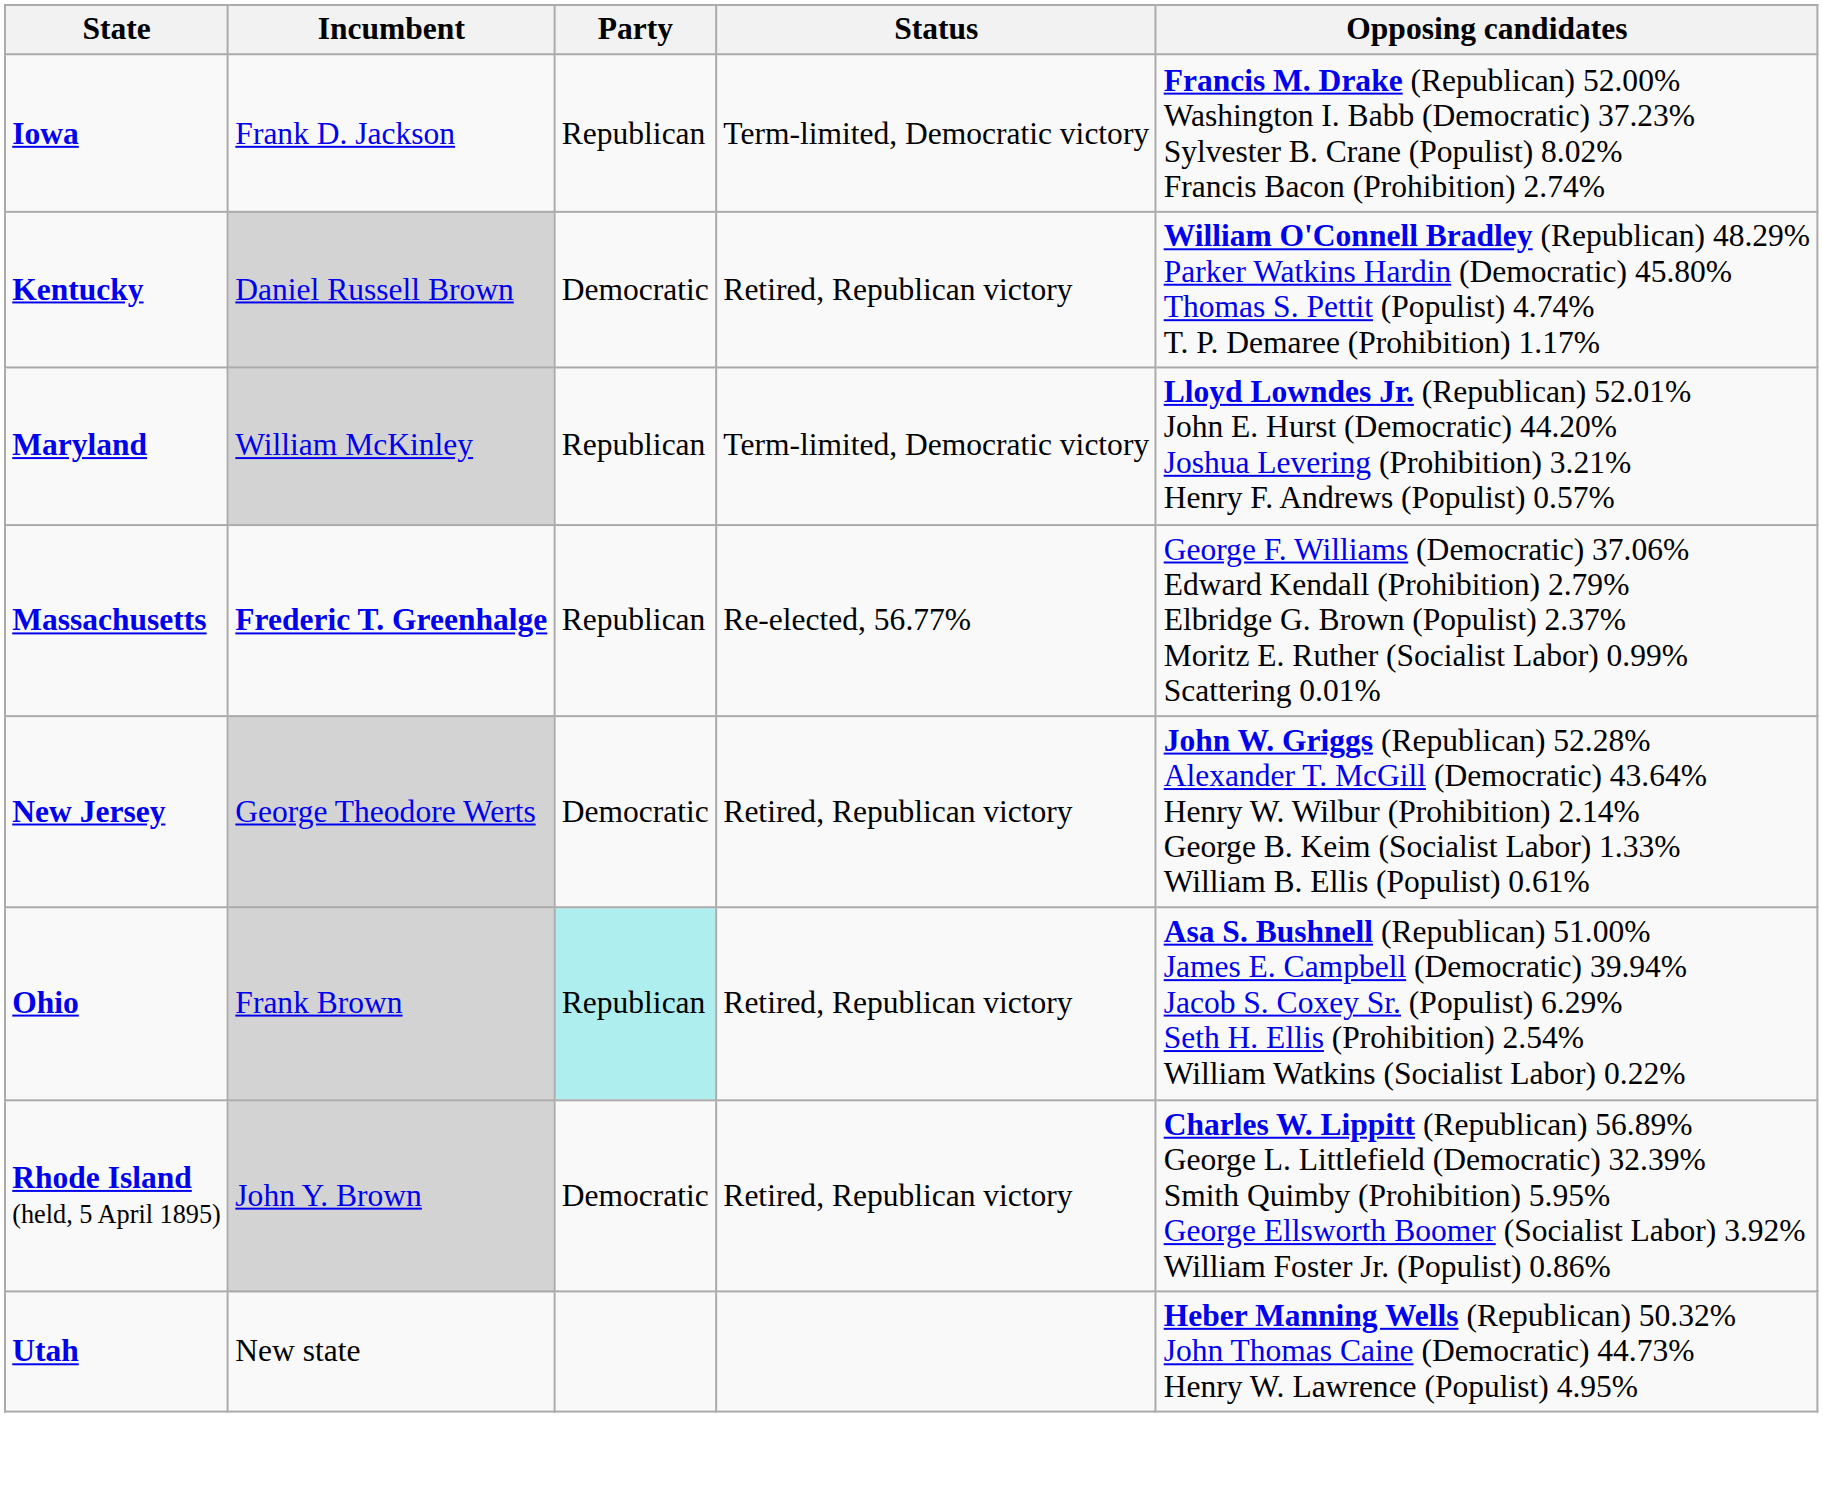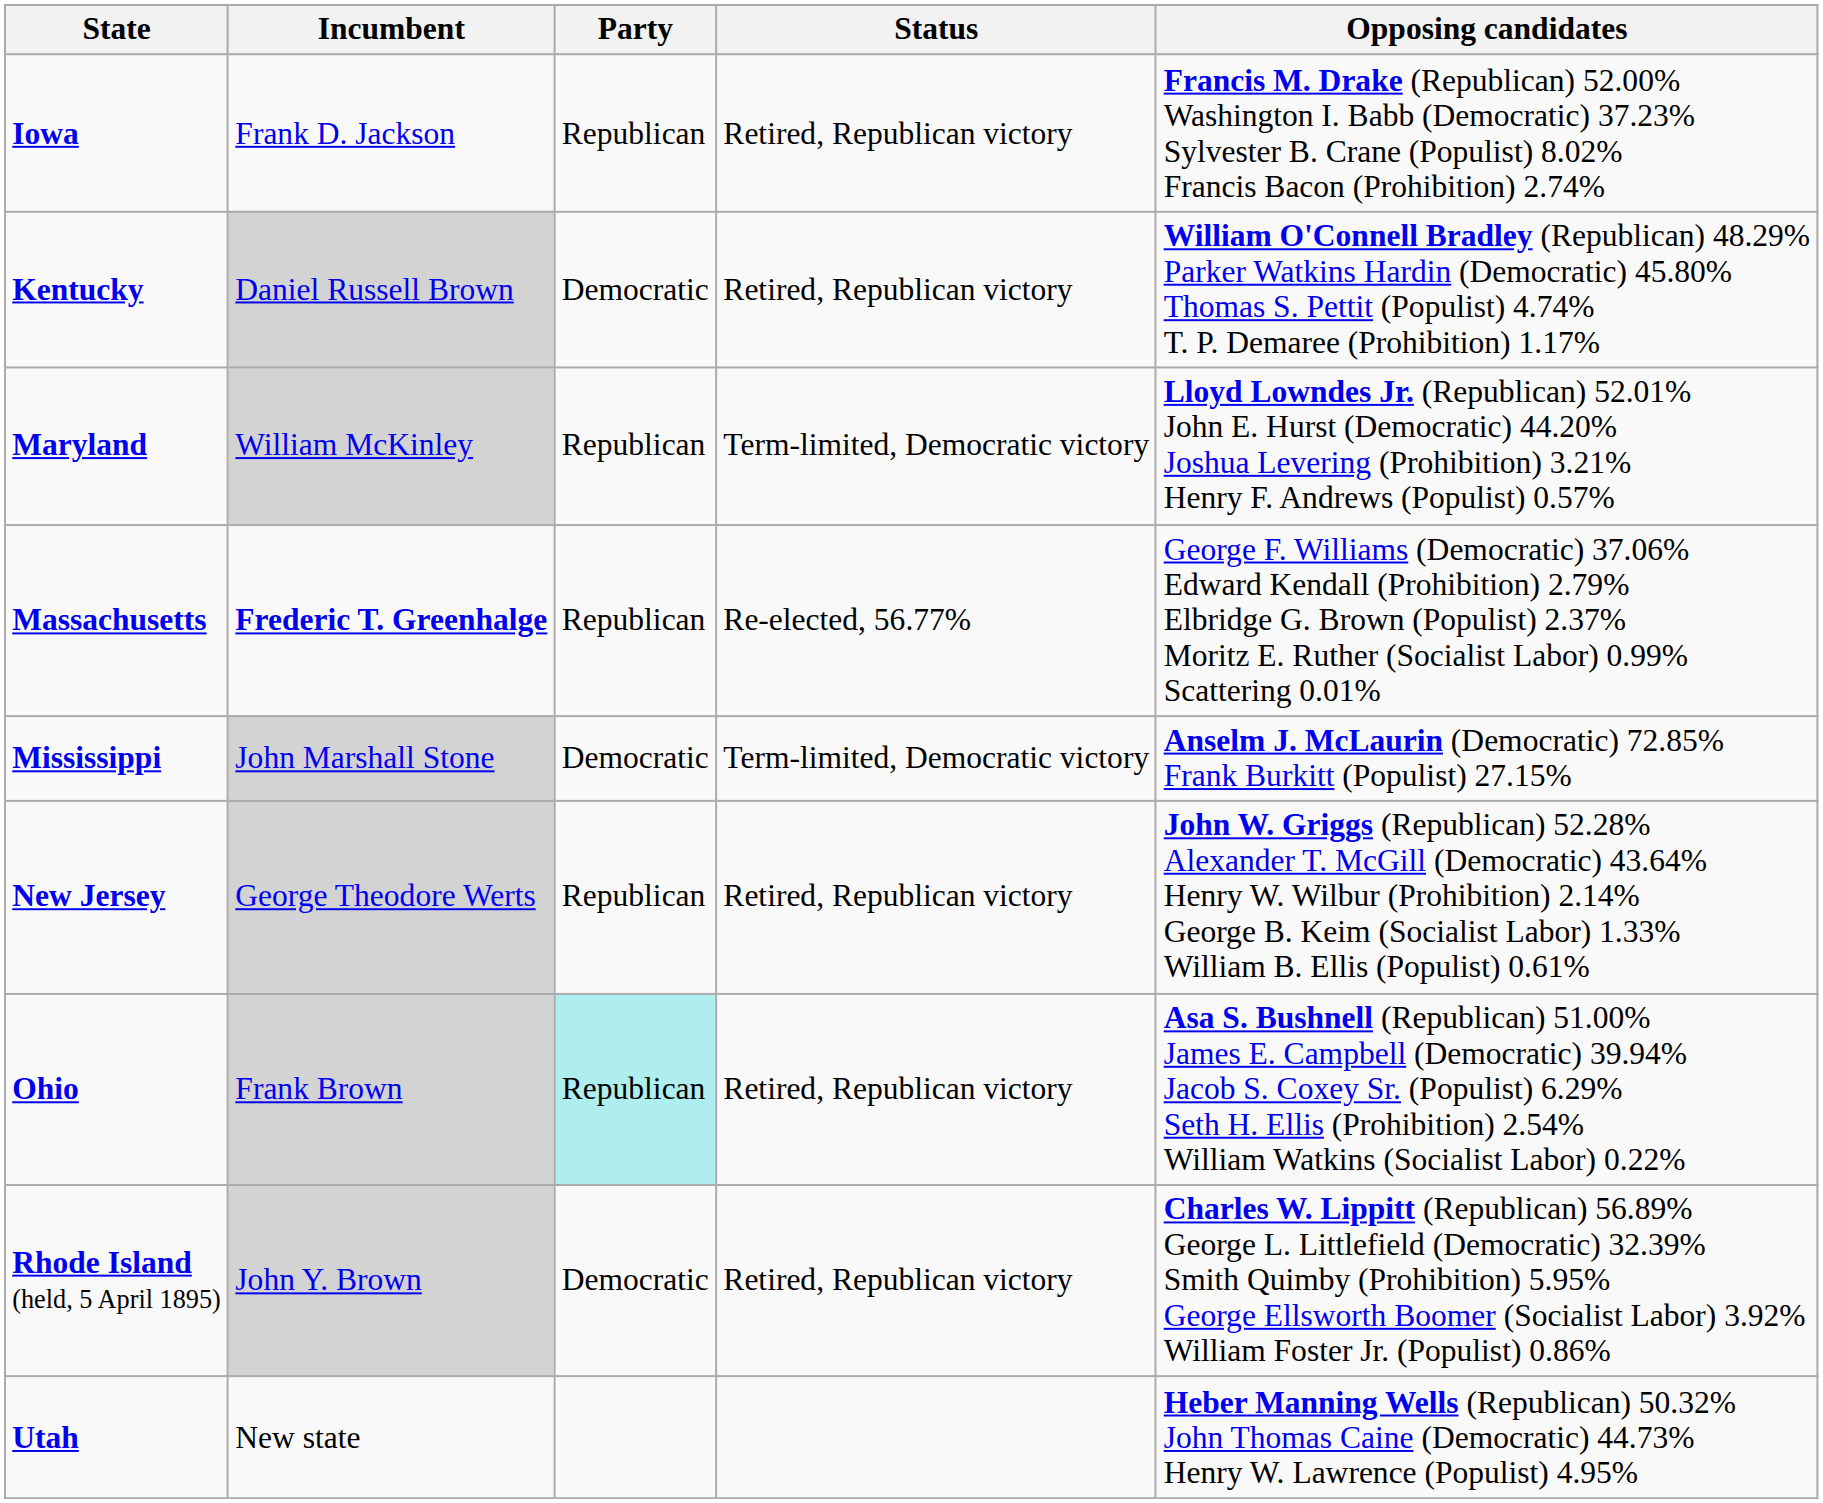(936, 132) Term-limited, Democratic victory -> (898, 132) Retired, Republican victory
+ row: (87, 758)
(635, 811) Democratic -> (634, 896) Republican
